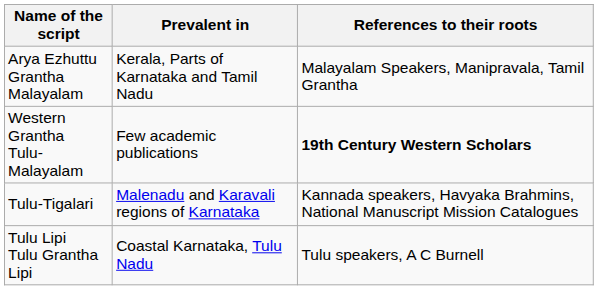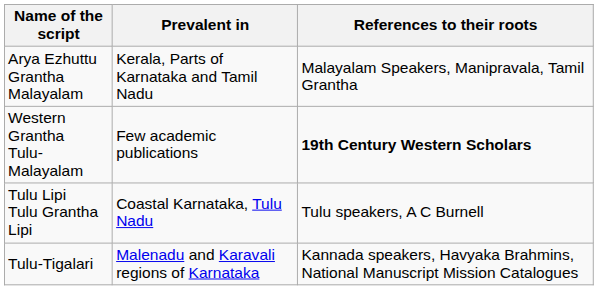rows swapped: (51, 204) <-> (53, 254)
